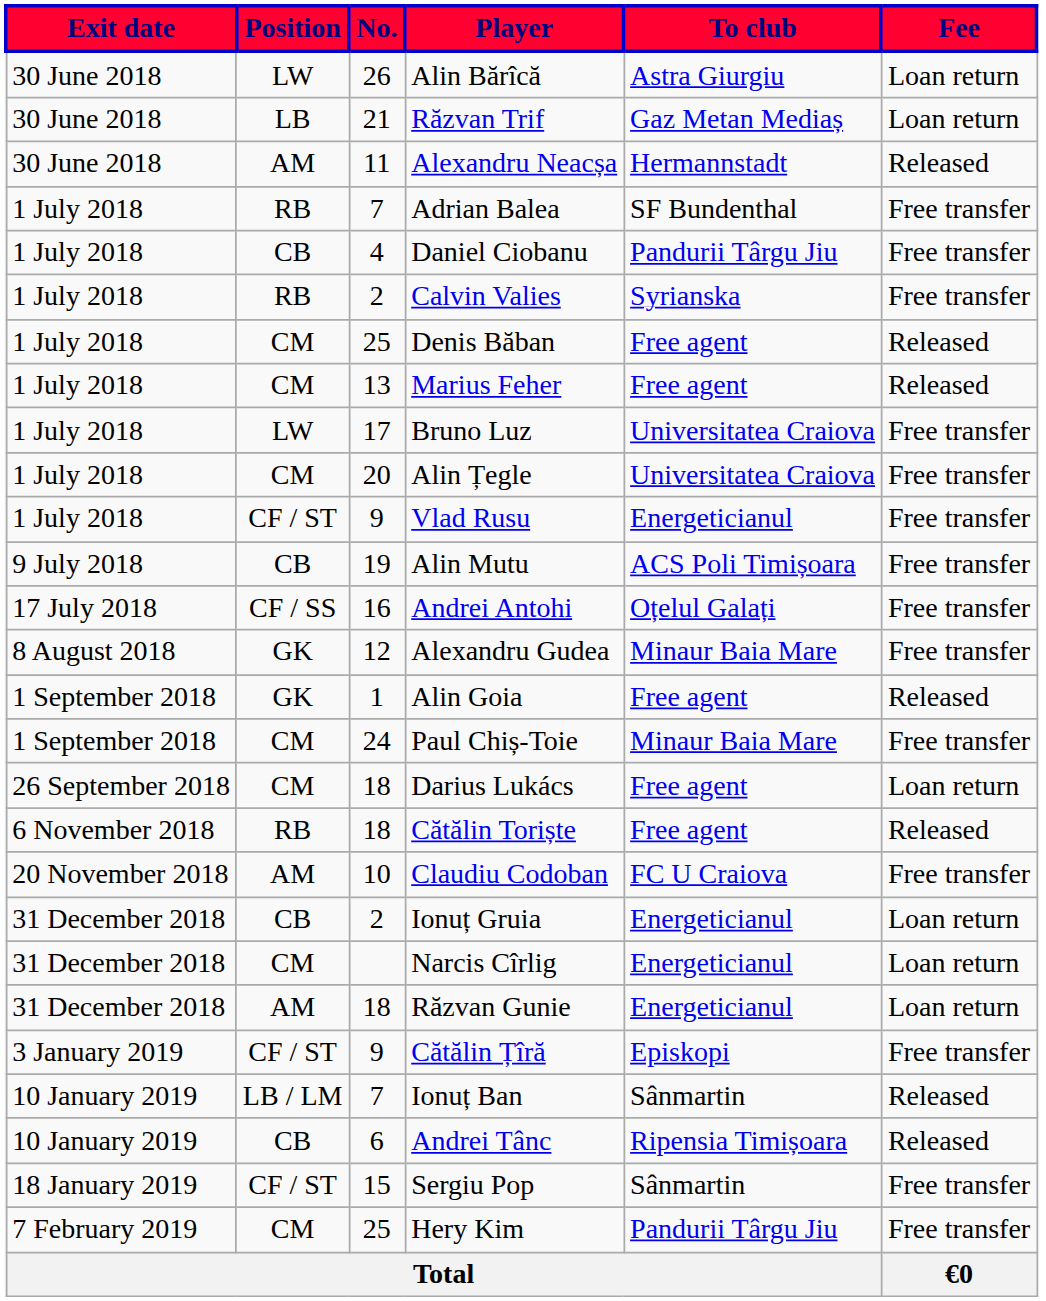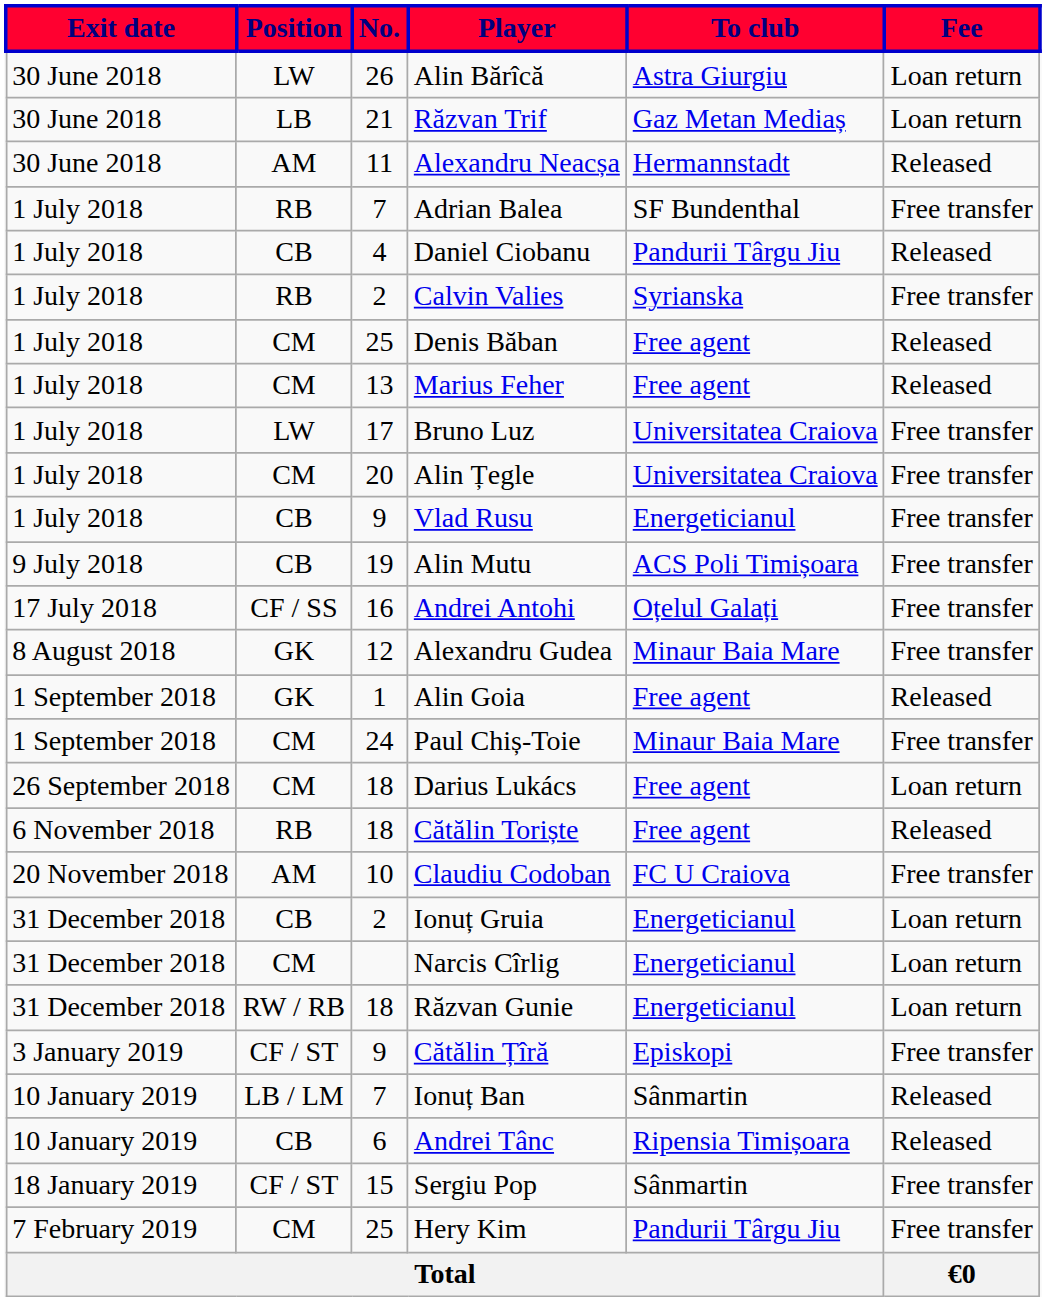(959, 252) Free transfer -> (941, 252) Released
(293, 518) CF / ST -> (294, 518) CB
(293, 1007) AM -> (294, 1007) RW / RB
